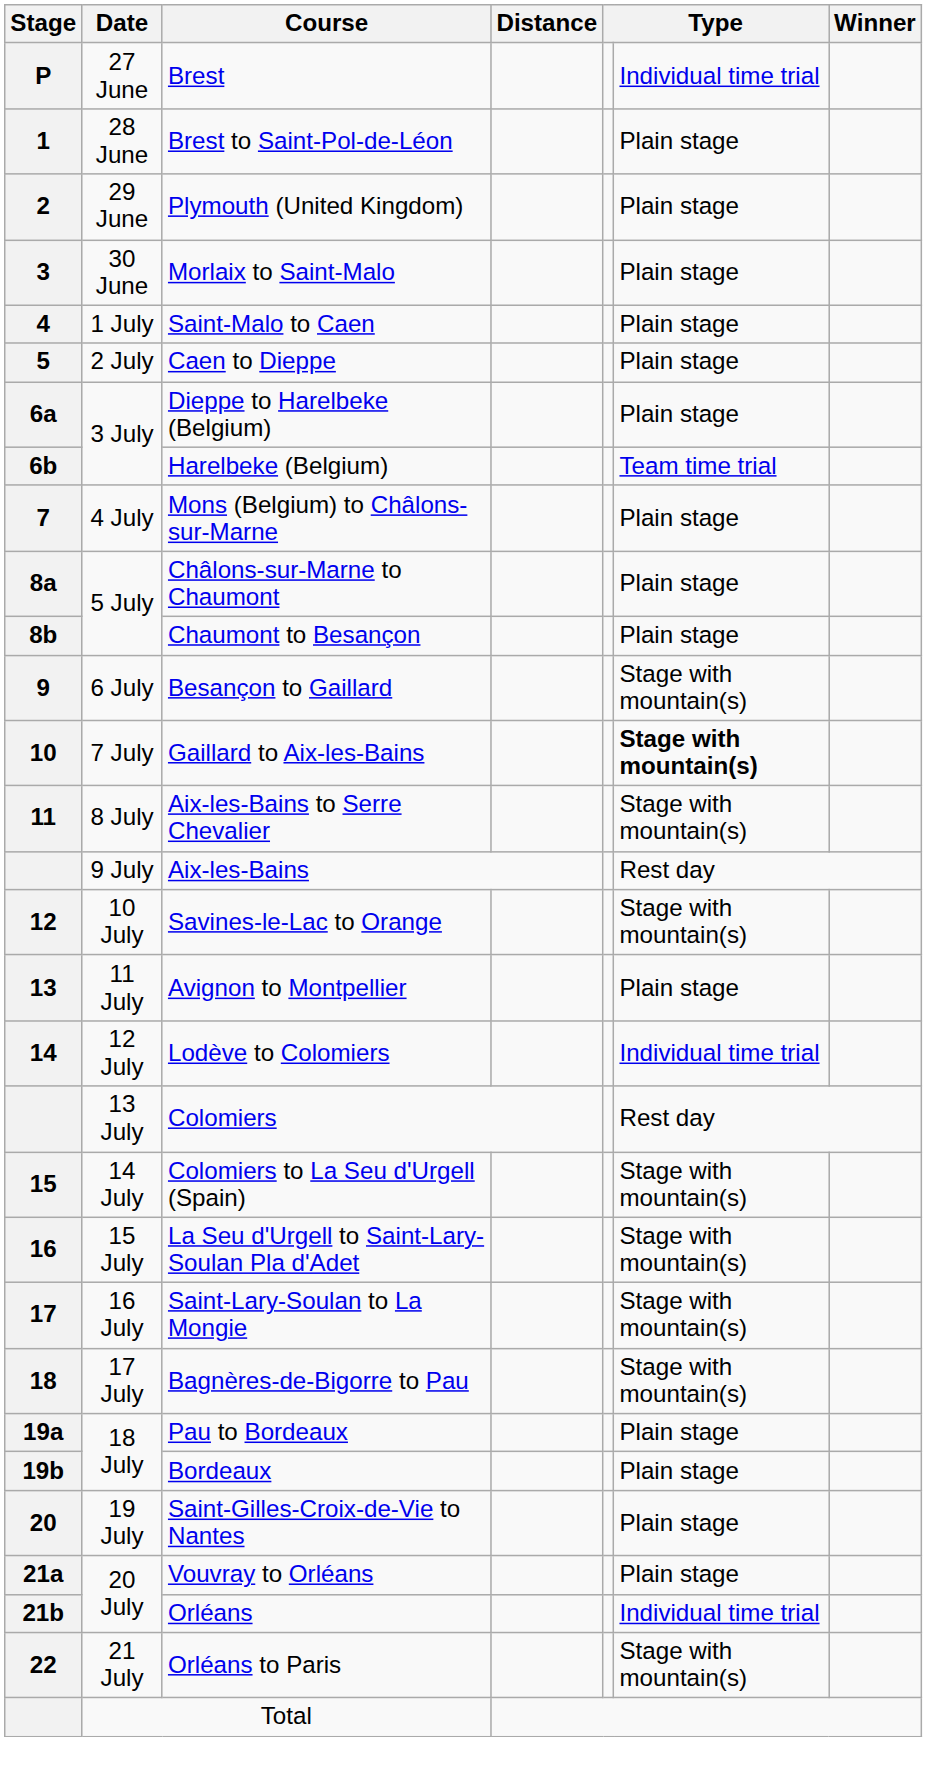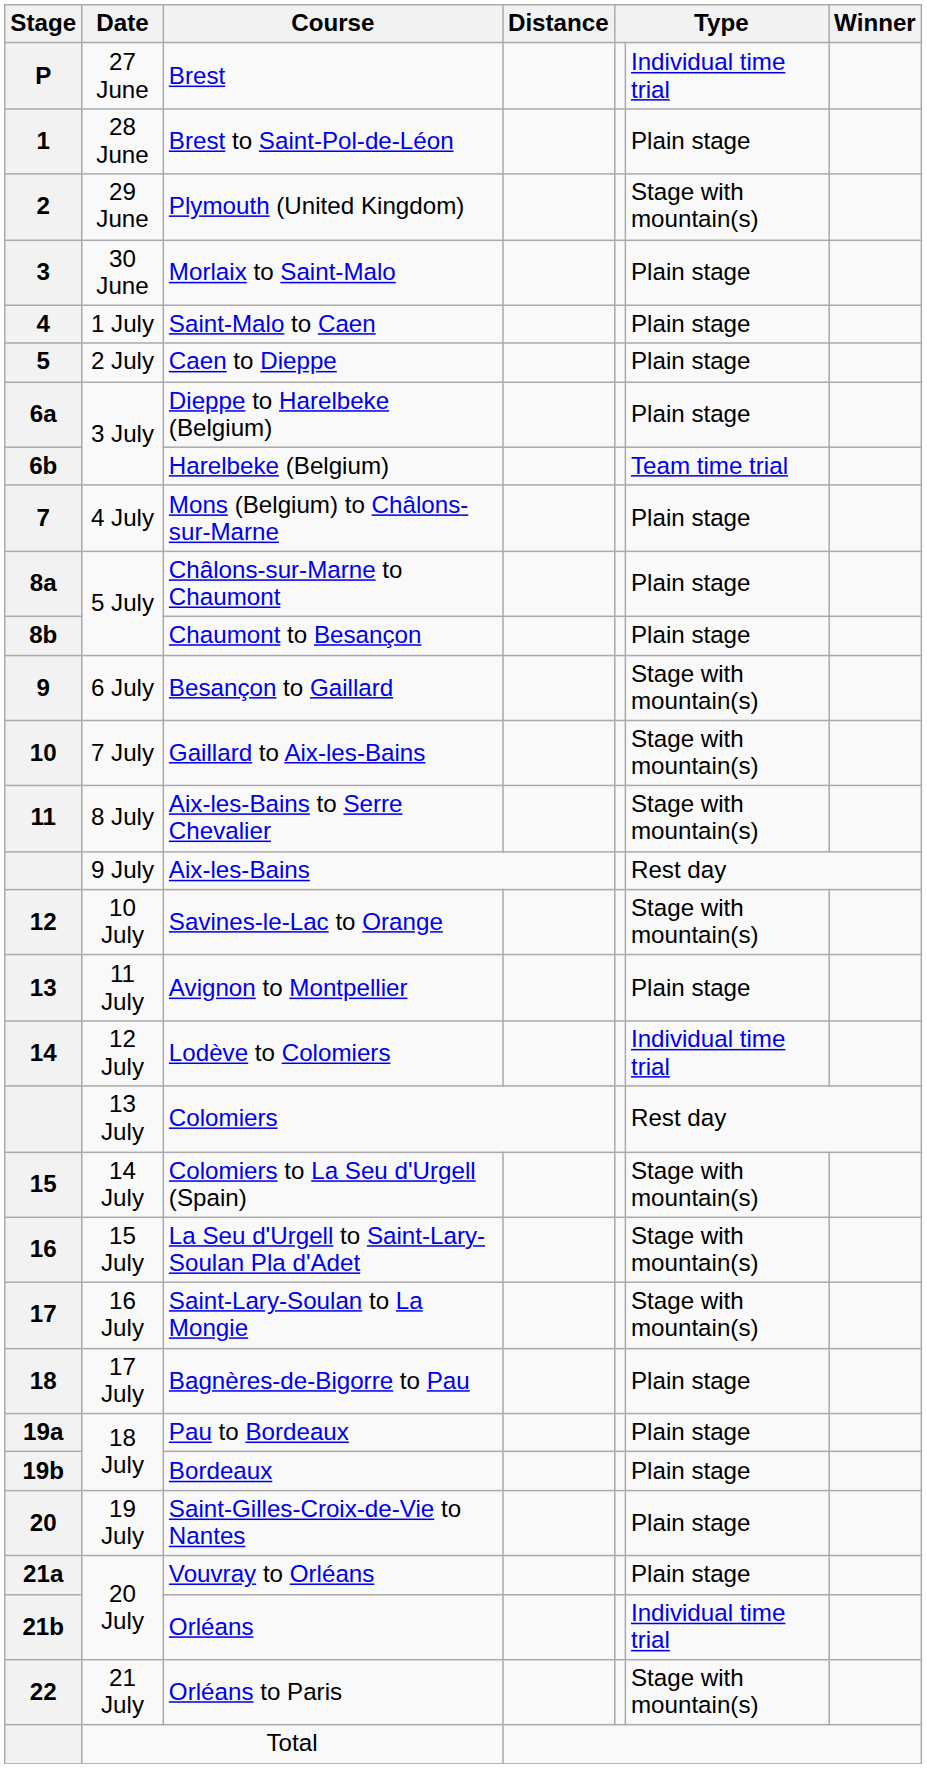(679, 206) Plain stage -> (695, 206) Stage with mountain(s)
(689, 752) bold -> (695, 752) normal
(683, 1380) Stage with mountain(s) -> (691, 1380) Plain stage
